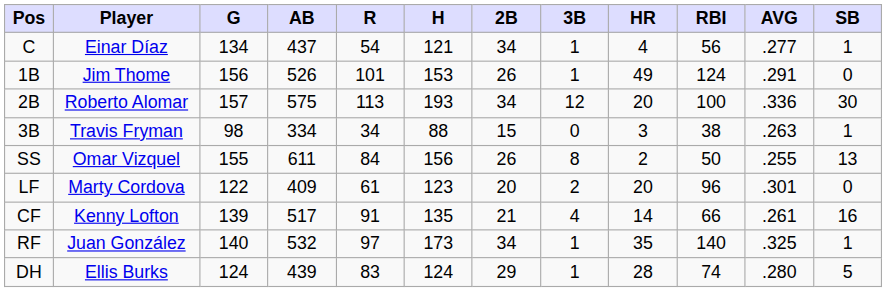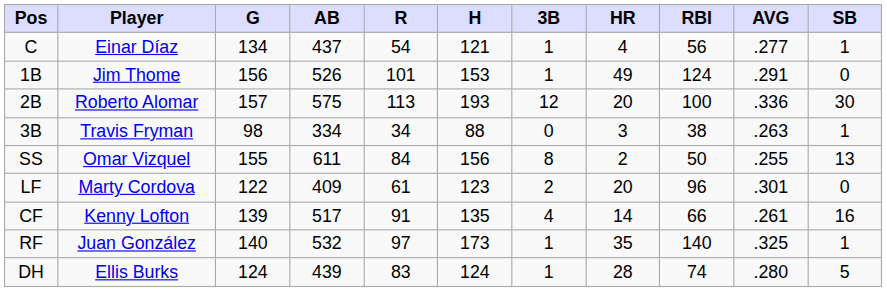- column: (506, 18)
